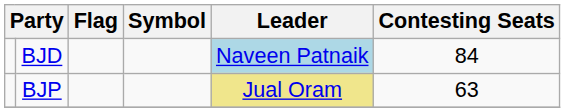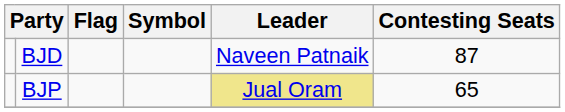(292, 55) lightblue background -> (292, 55) no background
(467, 55) 84 -> (467, 55) 87
(467, 90) 63 -> (467, 90) 65
